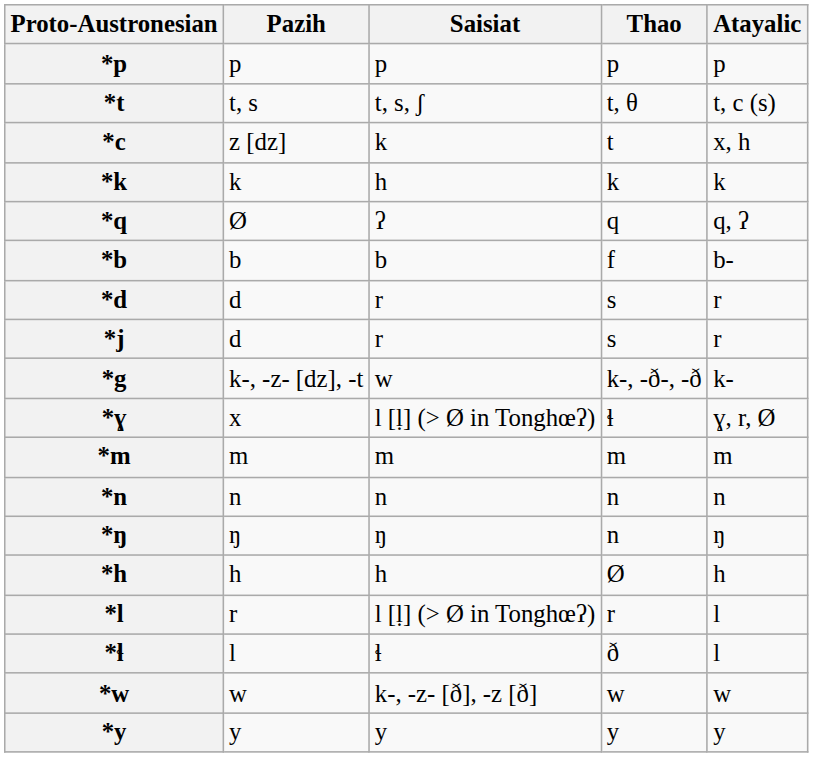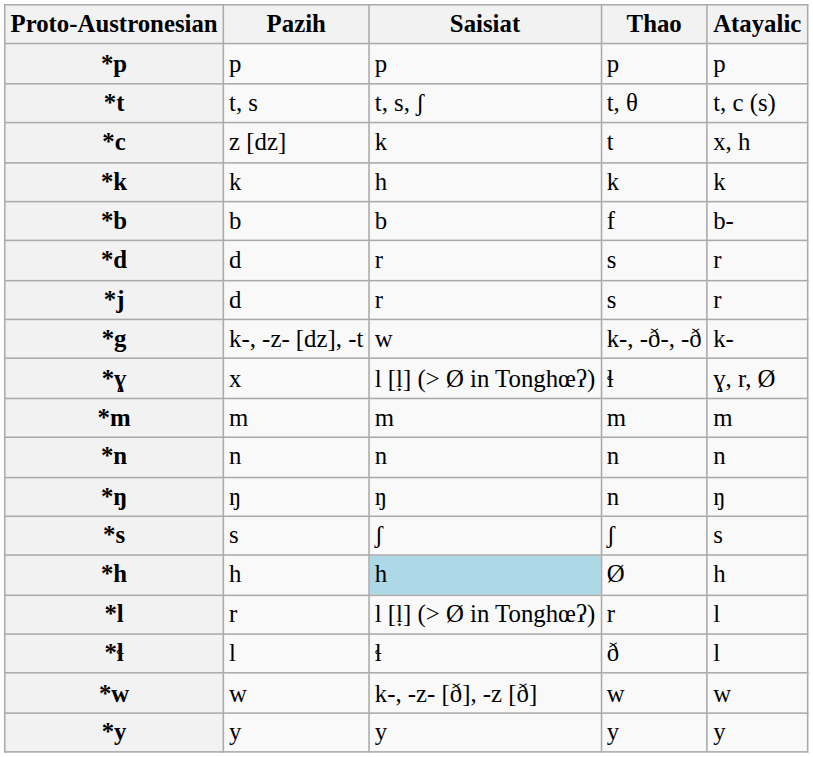- row: (114, 220)
+ row: (114, 535)
(381, 574) no background -> (381, 574) lightblue background
